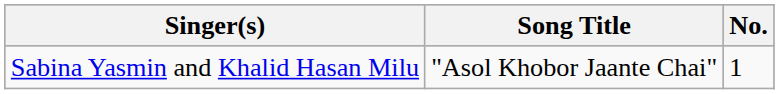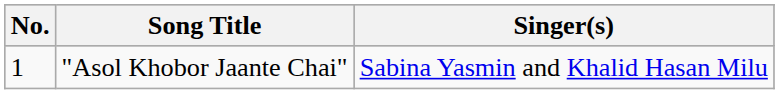columns swapped: (749, 25) <-> (215, 25)
